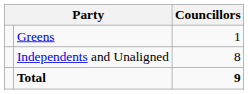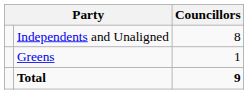rows swapped: (93, 57) <-> (36, 36)
